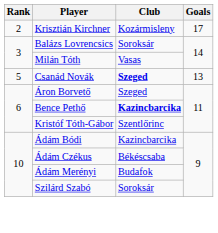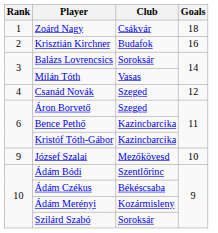+ row: (59, 28)
(146, 28) Kozármisleny -> (135, 44) Budafok
(198, 28) 17 -> (193, 44) 16
(18, 76) 5 -> (18, 92) 4
(133, 76) bold -> (133, 92) normal
(198, 76) 13 -> (193, 92) 12
(150, 108) bold -> (147, 124) normal
(141, 124) Szentlőrinc -> (147, 140) Kazincbarcika
+ row: (61, 156)
(147, 140) Kazincbarcika -> (141, 172) Szentlőrinc
(135, 172) Budafok -> (146, 204) Kozármisleny
